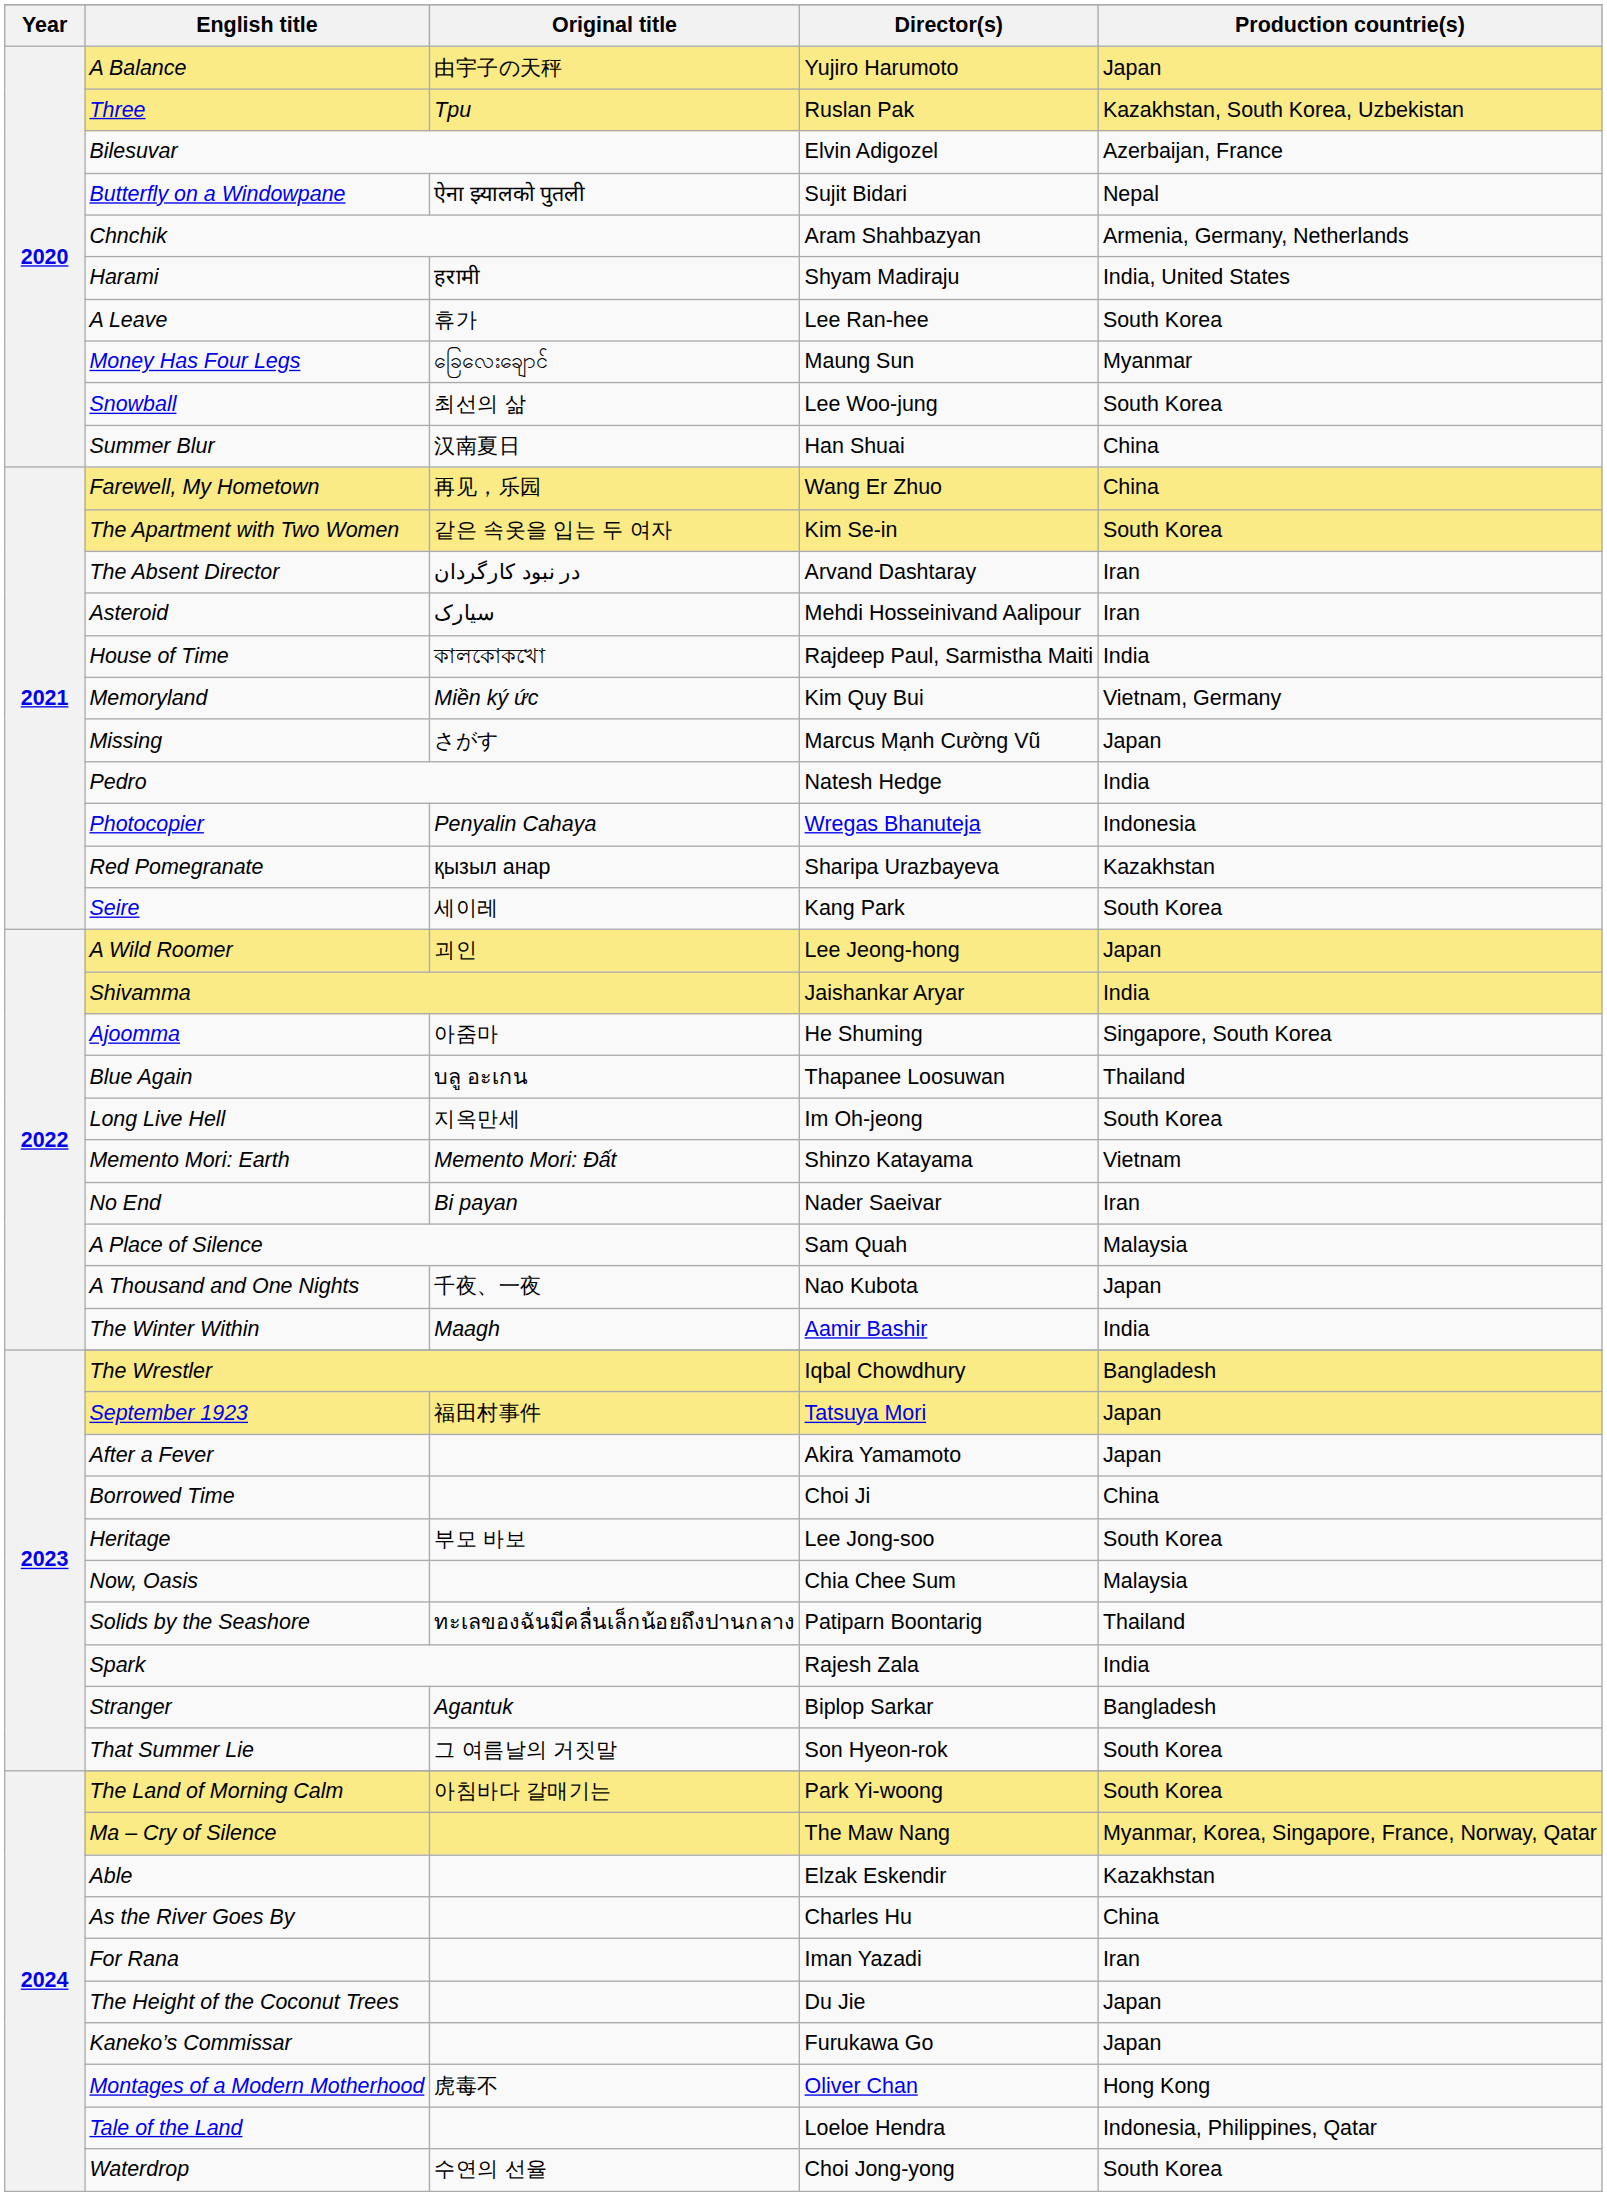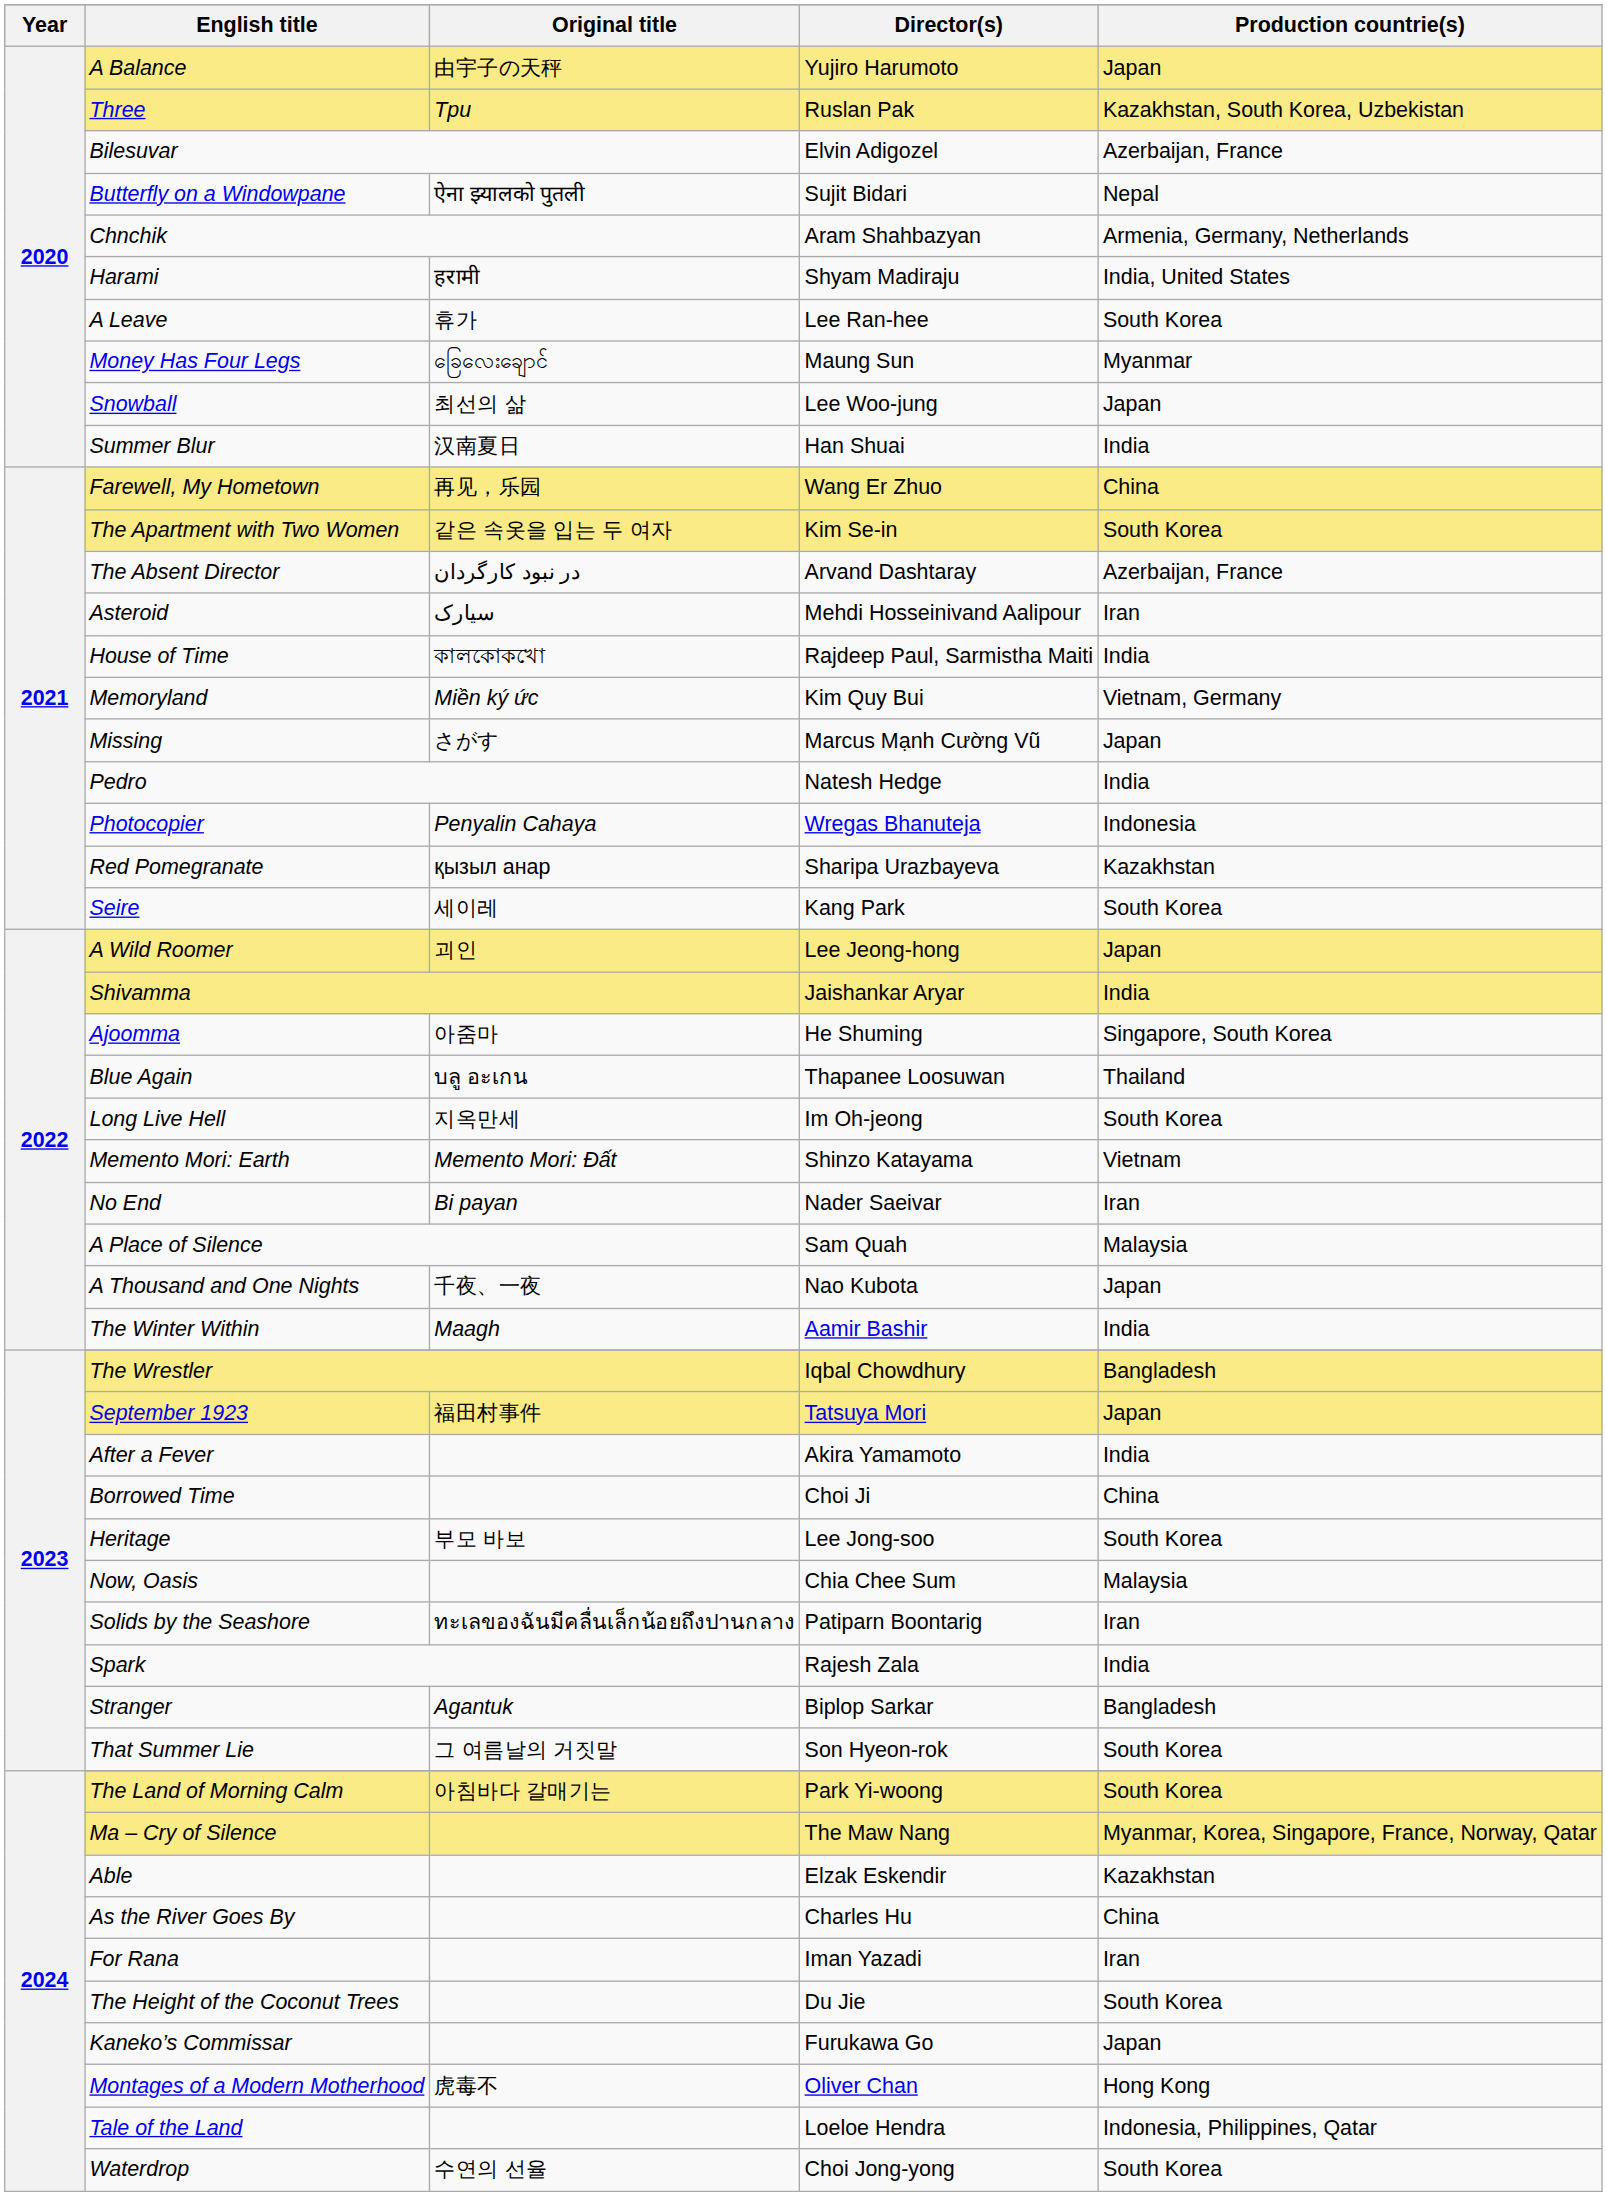(1162, 403) South Korea -> (1132, 403) Japan
(1131, 445) China -> (1126, 445) India
(1121, 572) Iran -> (1193, 572) Azerbaijan, France
(1132, 1454) Japan -> (1126, 1454) India
(1144, 1623) Thailand -> (1121, 1623) Iran
(1132, 2001) Japan -> (1162, 2001) South Korea
